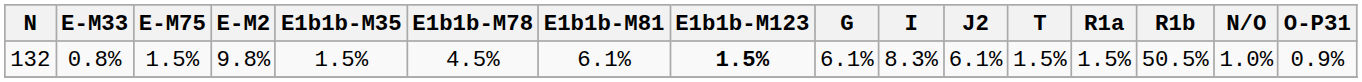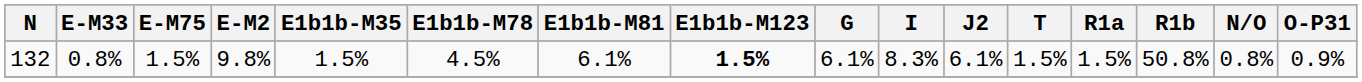(1175, 60) 50.5% -> (1175, 60) 50.8%
(1246, 60) 1.0% -> (1246, 60) 0.8%
